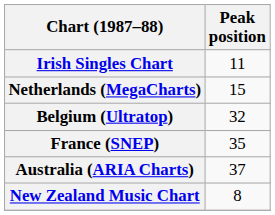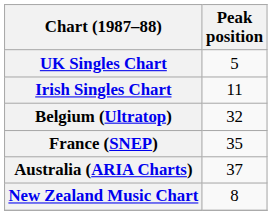+ row: (103, 63)
- row: (105, 90)
